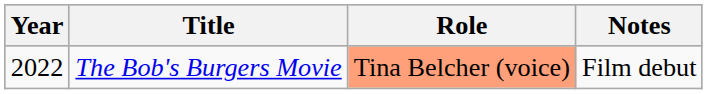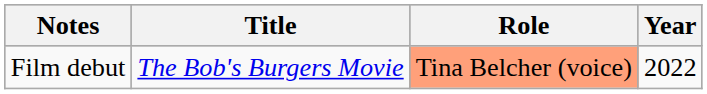columns swapped: (37, 25) <-> (639, 25)
